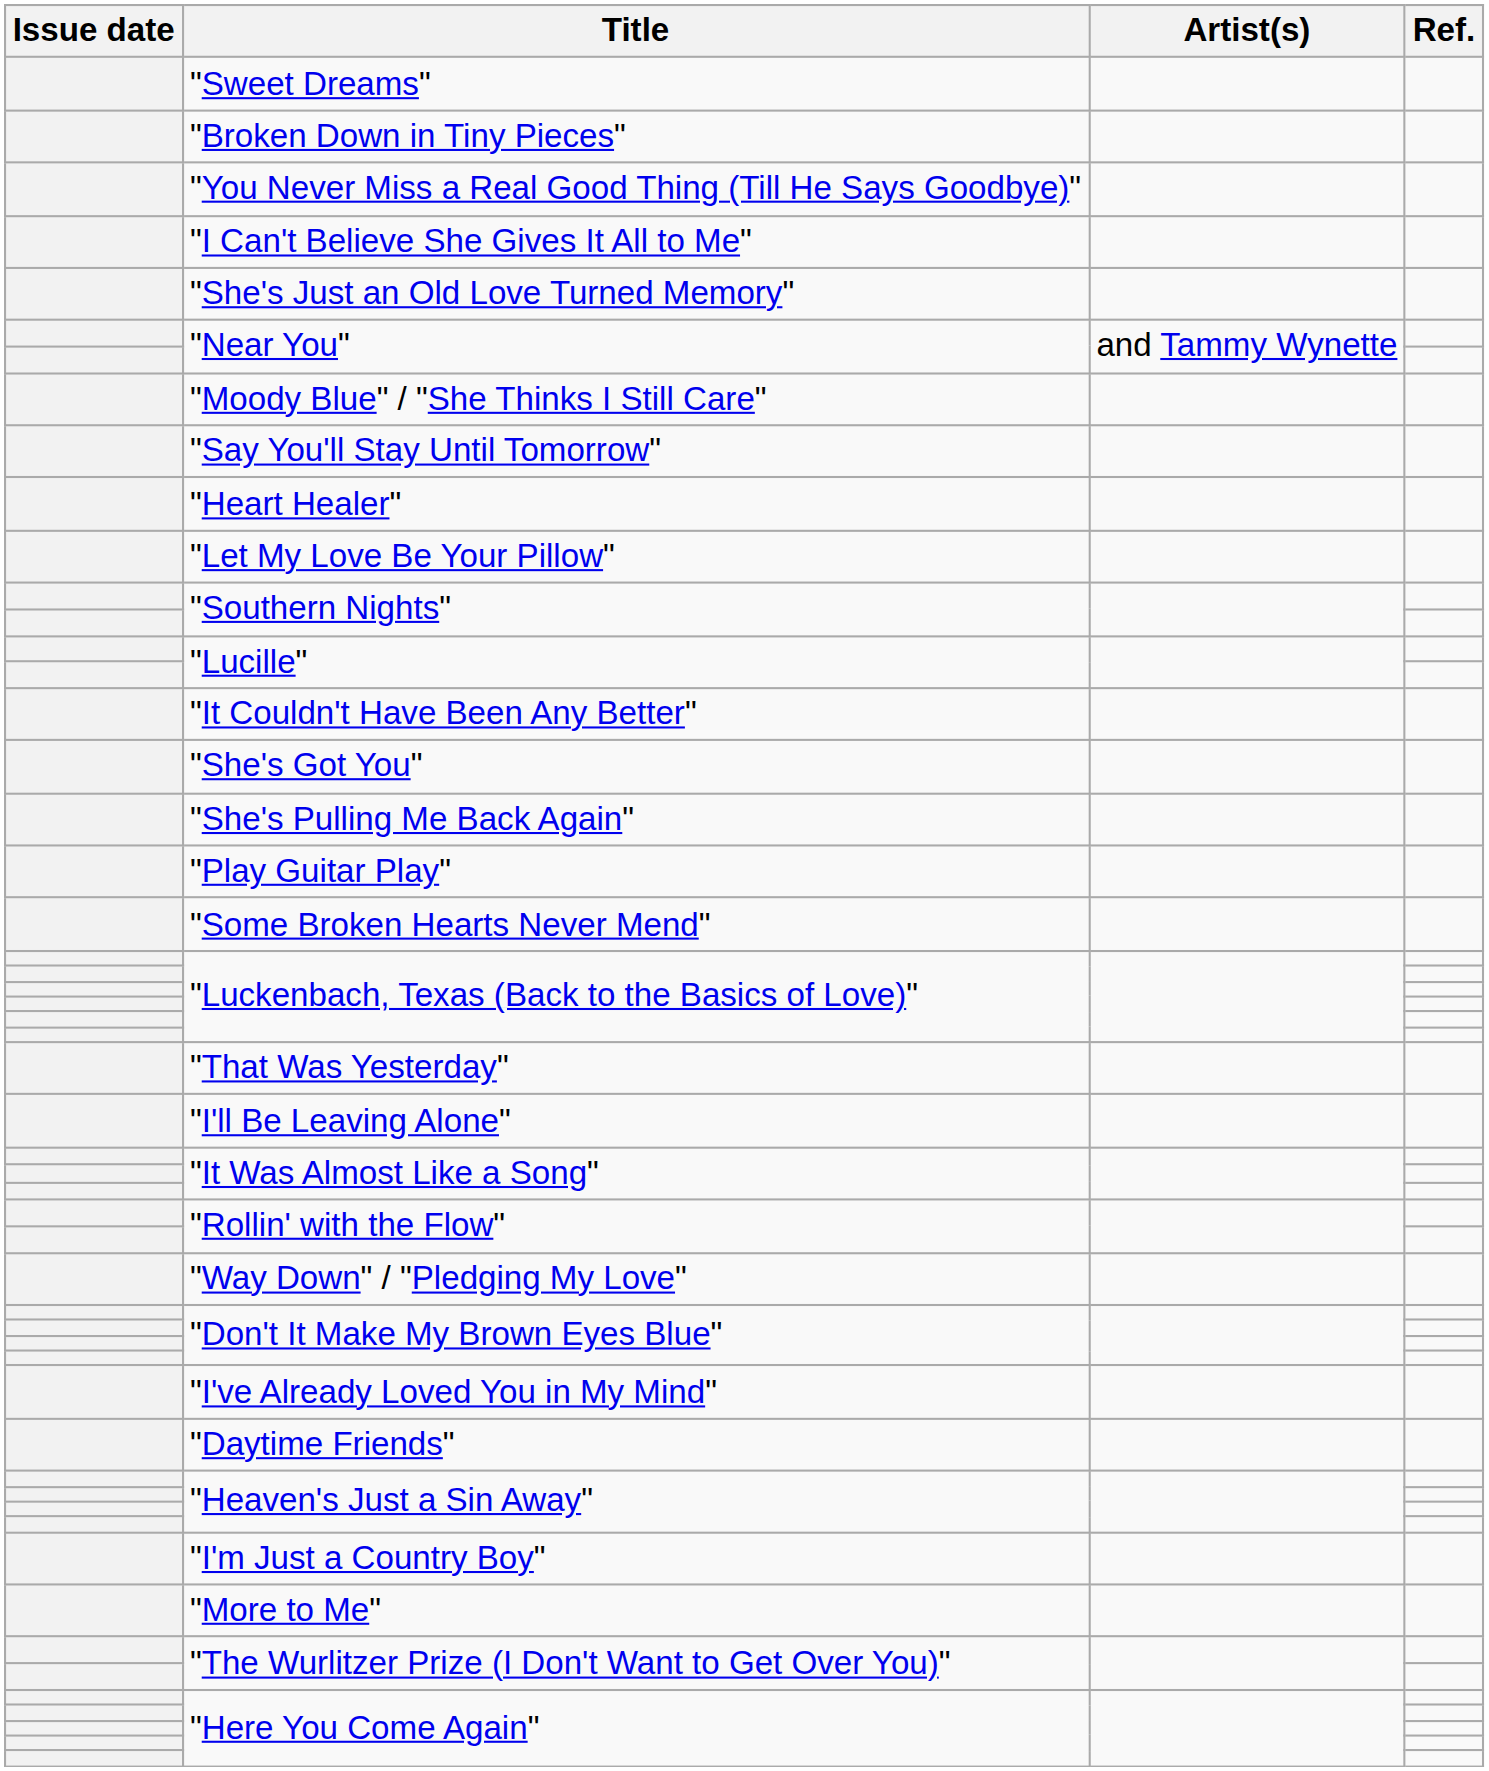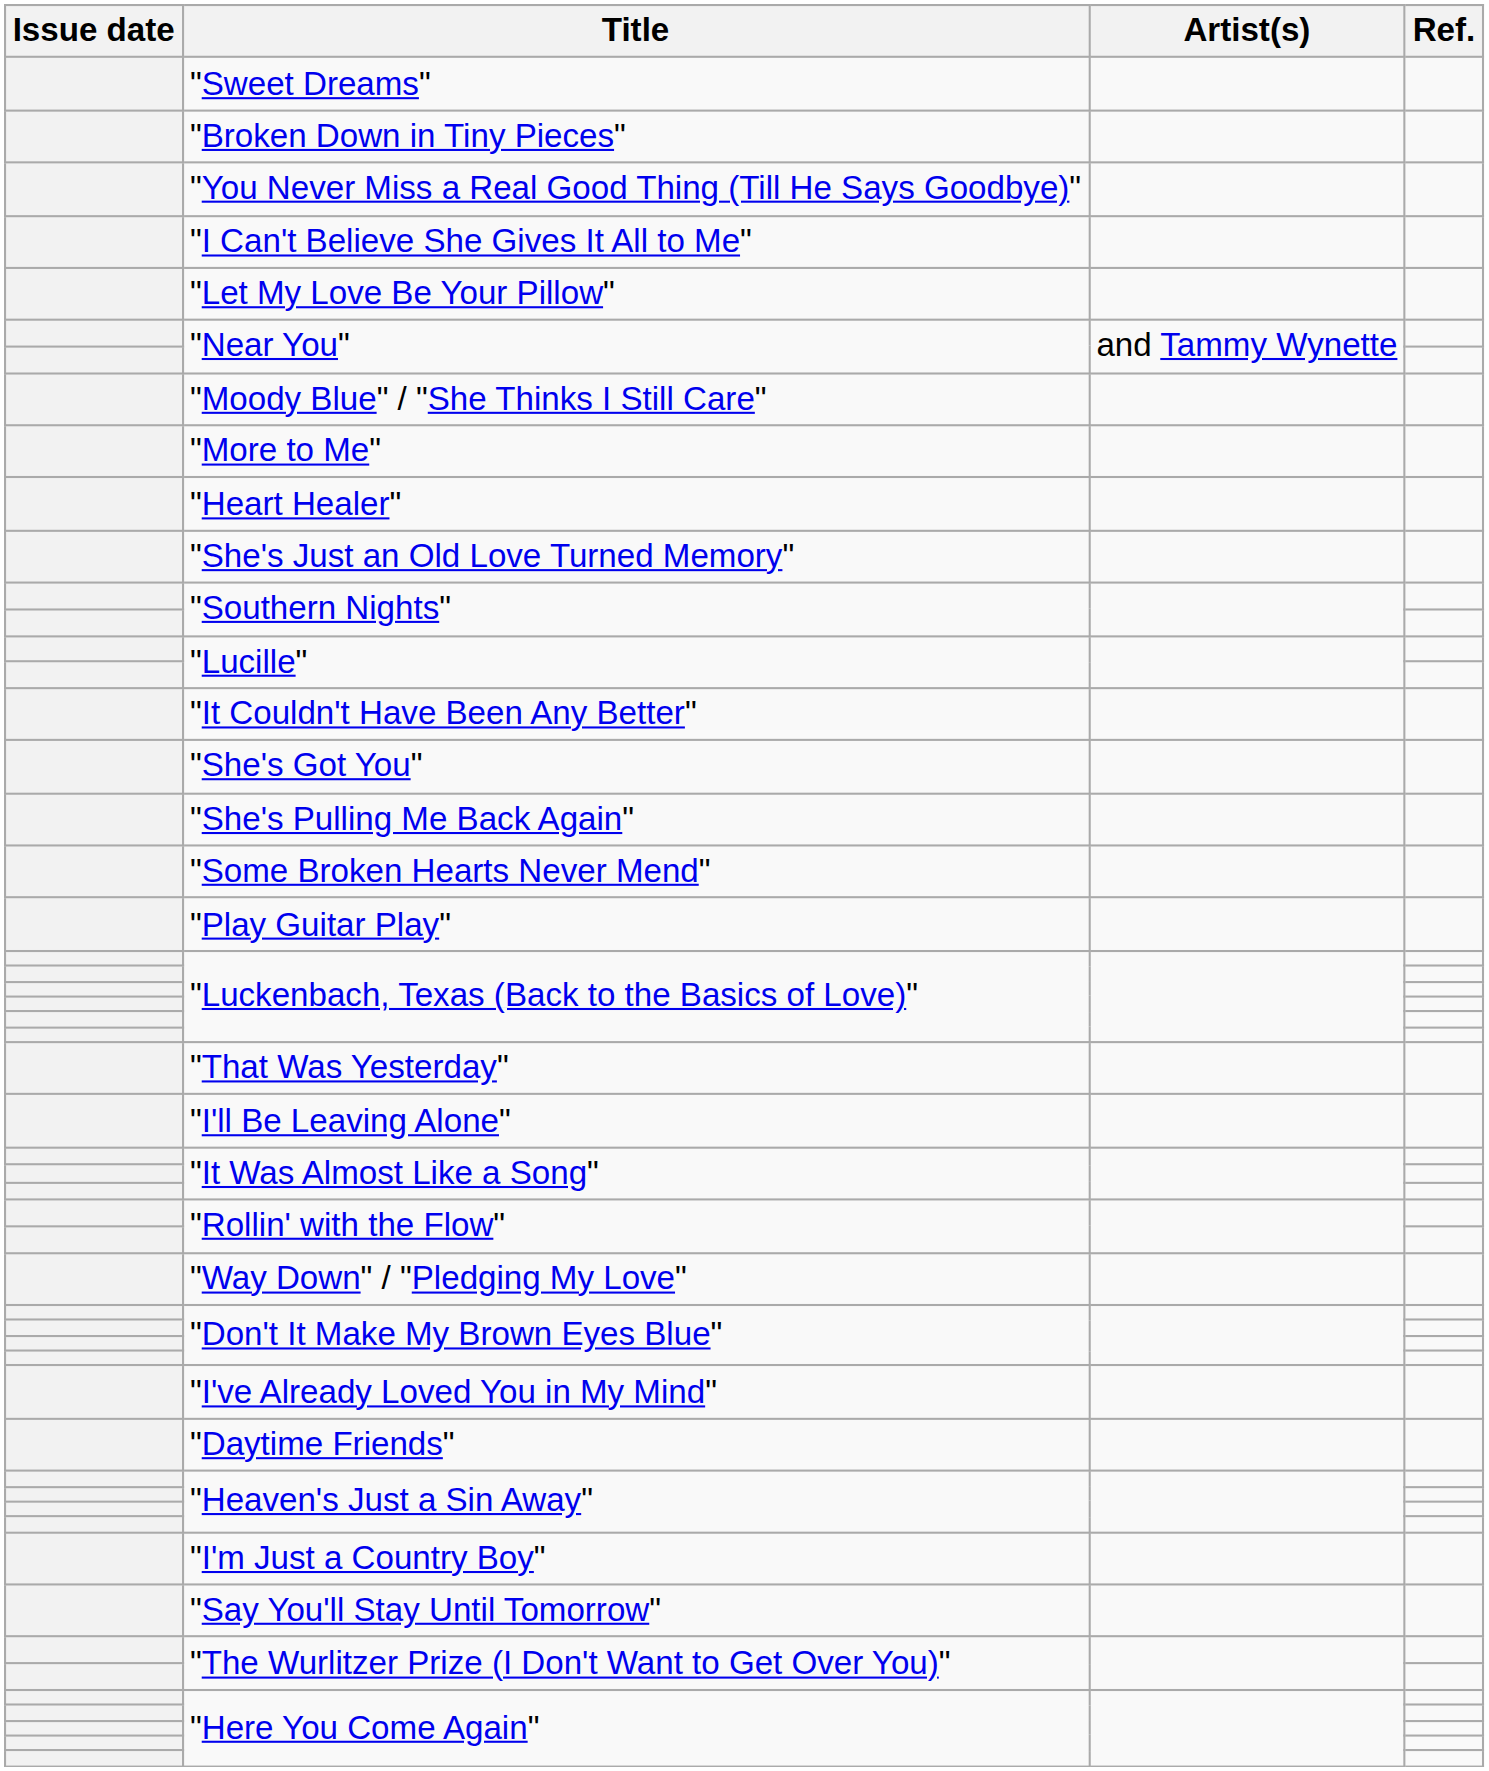rows swapped: (402, 556) <-> (492, 293)
rows swapped: (425, 450) <-> (285, 1610)
rows swapped: (320, 871) <-> (450, 923)
